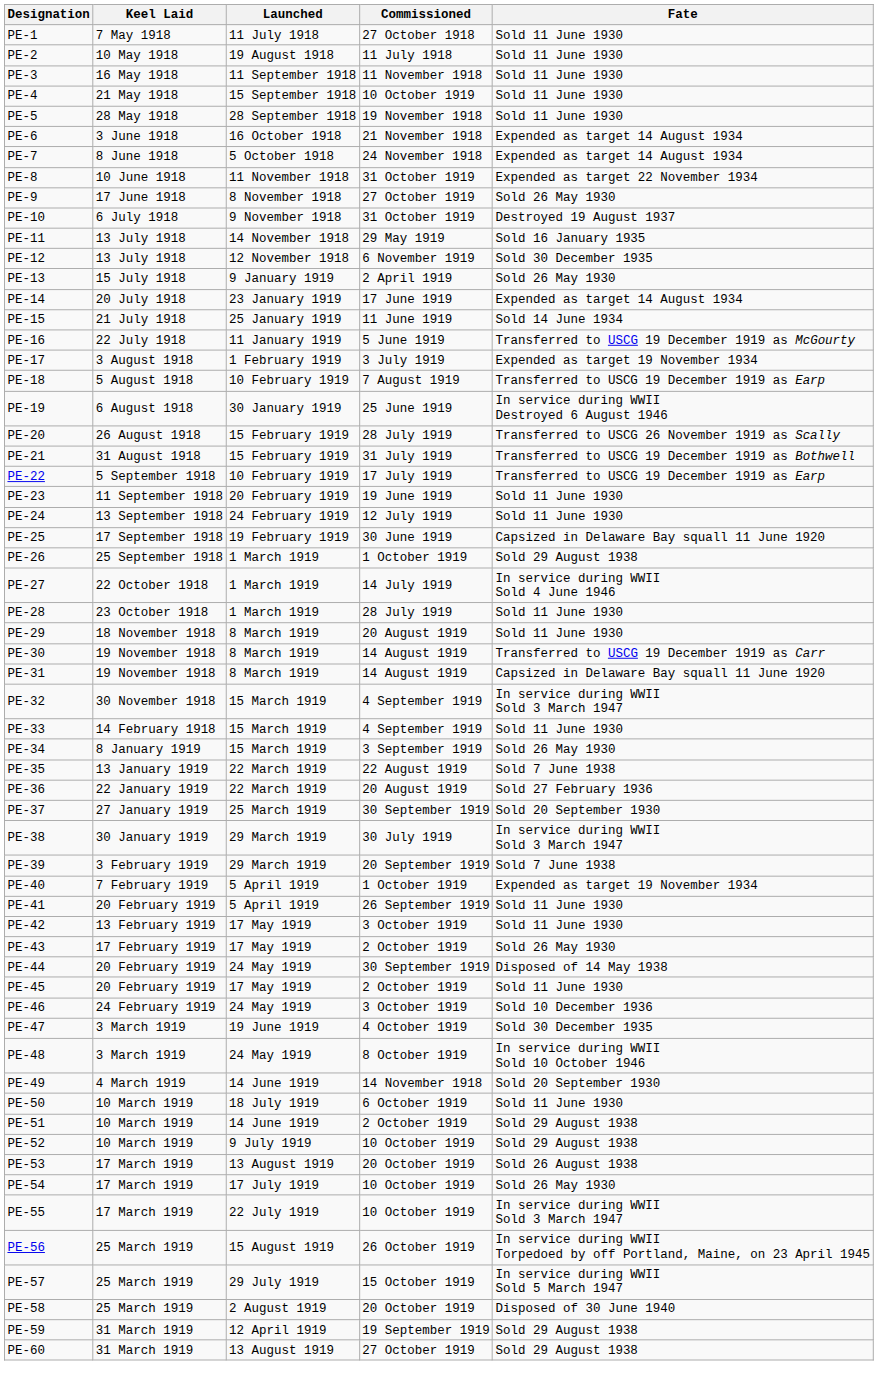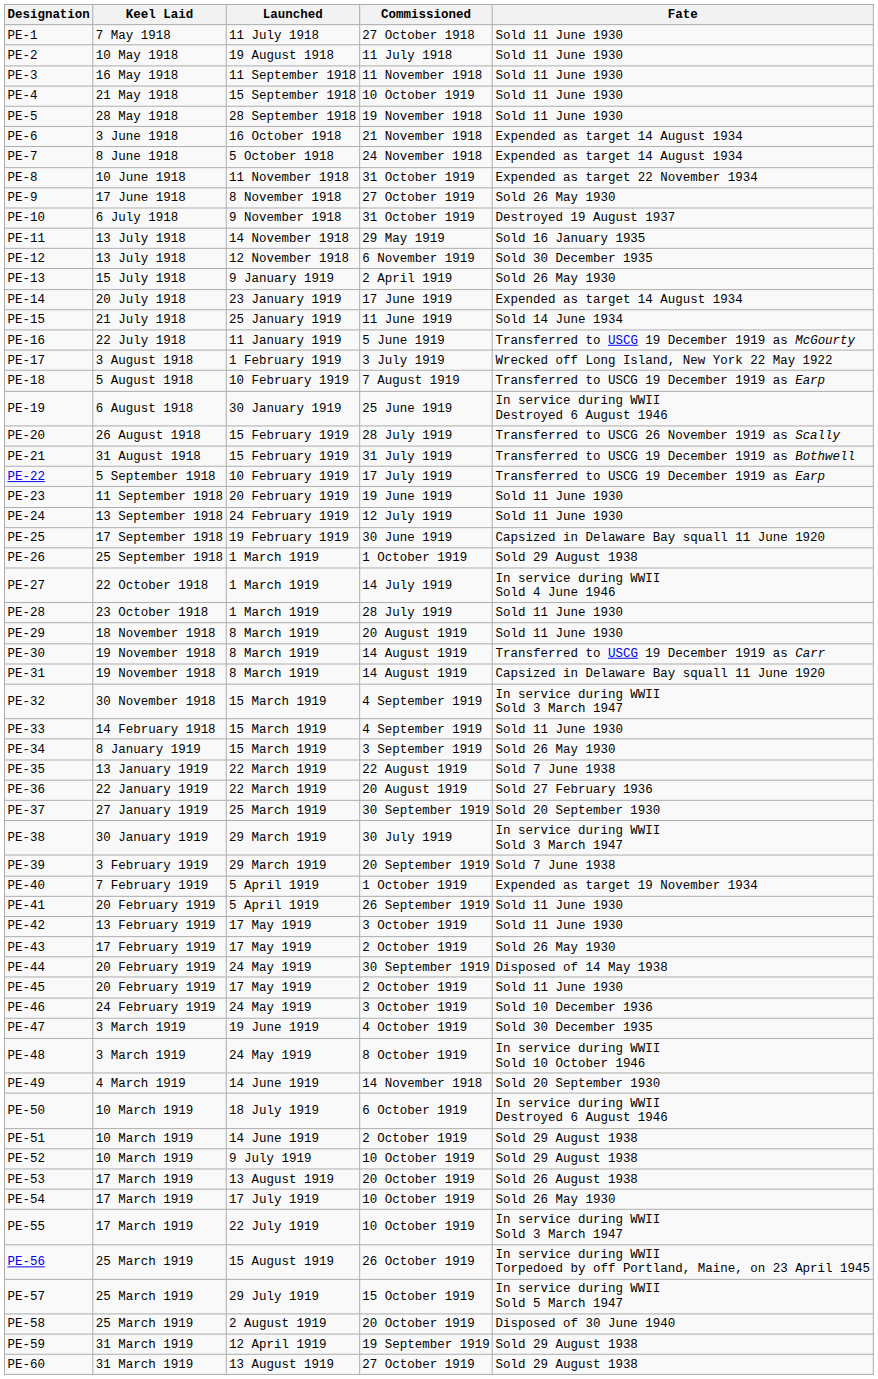(627, 360) Expended as target 19 November 1934 -> (664, 360) Wrecked off Long Island, New York 22 May 1922
(559, 1104) Sold 11 June 1930 -> (582, 1111) In service during WWII Destroyed 6 August 1946
